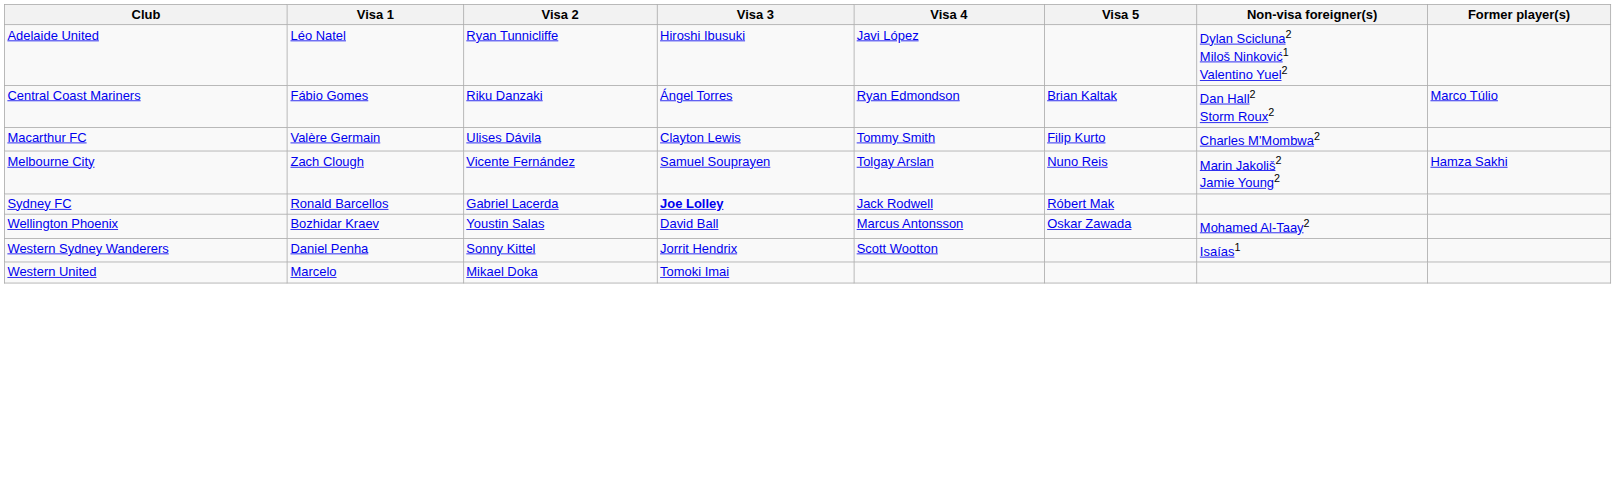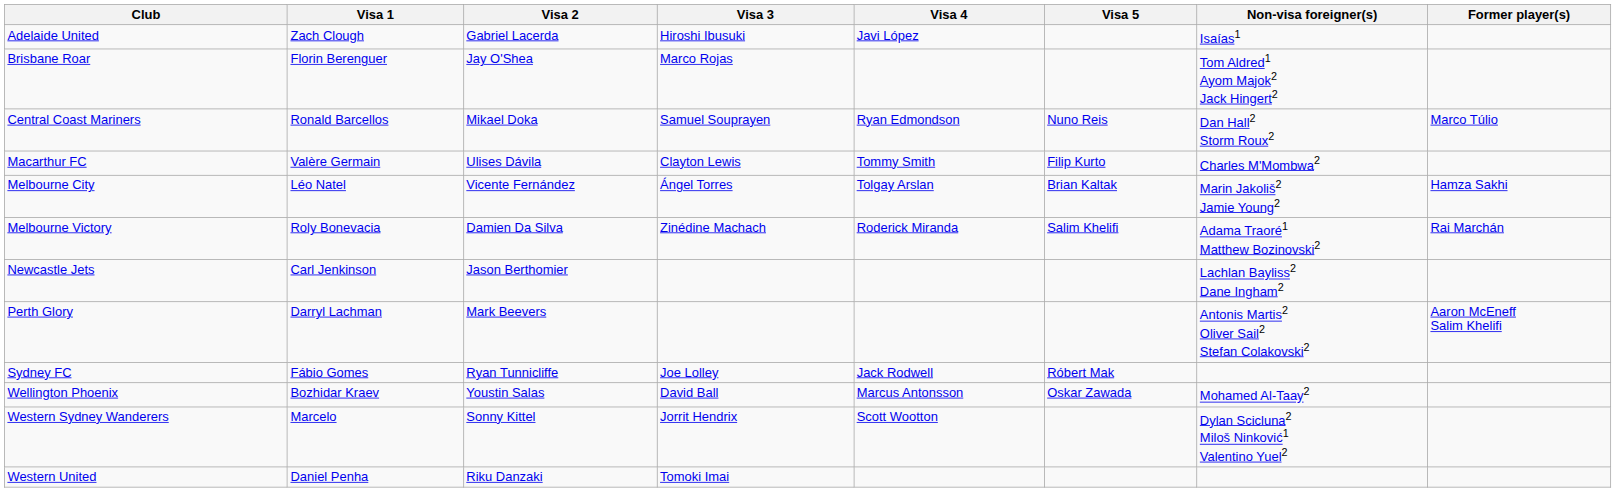(318, 35) Léo Natel -> (327, 35) Zach Clough
(512, 35) Ryan Tunnicliffe -> (512, 35) Gabriel Lacerda
(1246, 55) Dylan Scicluna2 Miloš Ninković1 Valentino Yuel2 -> (1220, 37) Isaías1
+ row: (49, 59)
(329, 95) Fábio Gomes -> (339, 119) Ronald Barcellos
(504, 95) Riku Danzaki -> (502, 119) Mikael Doka
(696, 95) Ángel Torres -> (715, 119) Samuel Souprayen
(1082, 95) Brian Kaltak -> (1077, 119) Nuno Reis
(327, 161) Zach Clough -> (318, 185) Léo Natel
(715, 161) Samuel Souprayen -> (696, 185) Ángel Torres
(1077, 161) Nuno Reis -> (1082, 185) Brian Kaltak
+ row: (59, 227)
+ row: (51, 270)
+ row: (40, 312)
(339, 203) Ronald Barcellos -> (329, 372) Fábio Gomes
(512, 203) Gabriel Lacerda -> (512, 372) Ryan Tunnicliffe
(692, 203) bold -> (689, 372) normal
(329, 248) Daniel Penha -> (314, 417) Marcelo
(1220, 250) Isaías1 -> (1246, 436) Dylan Scicluna2 Miloš Ninković1 Valentino Yuel2
(314, 272) Marcelo -> (329, 477) Daniel Penha
(502, 272) Mikael Doka -> (504, 477) Riku Danzaki
